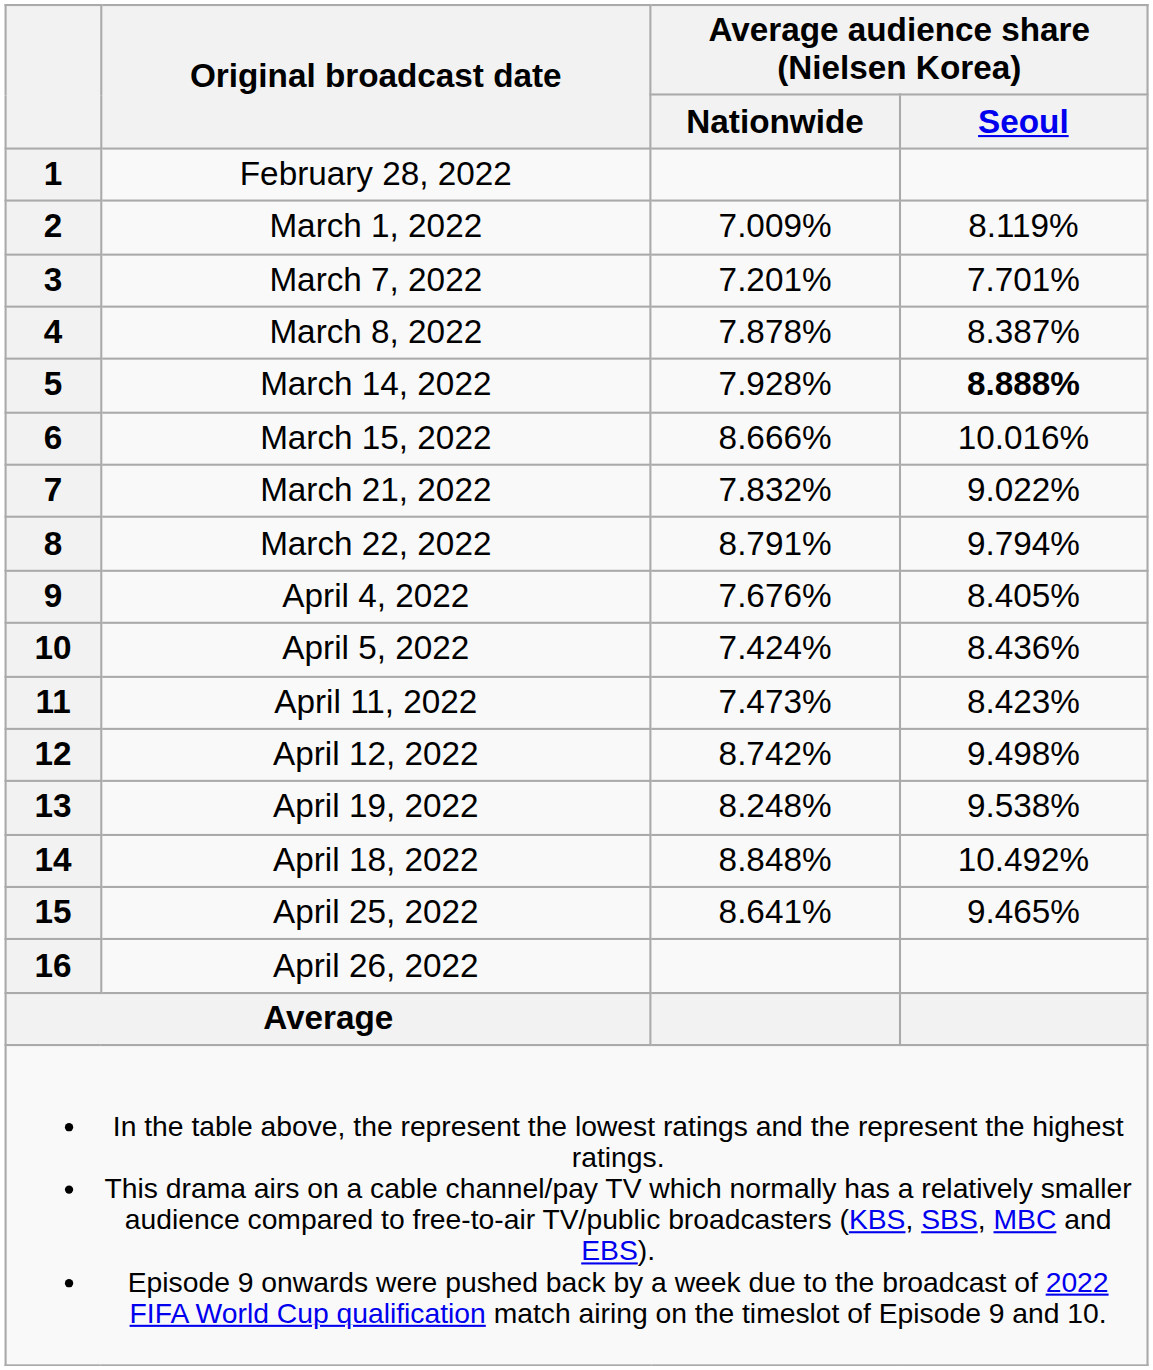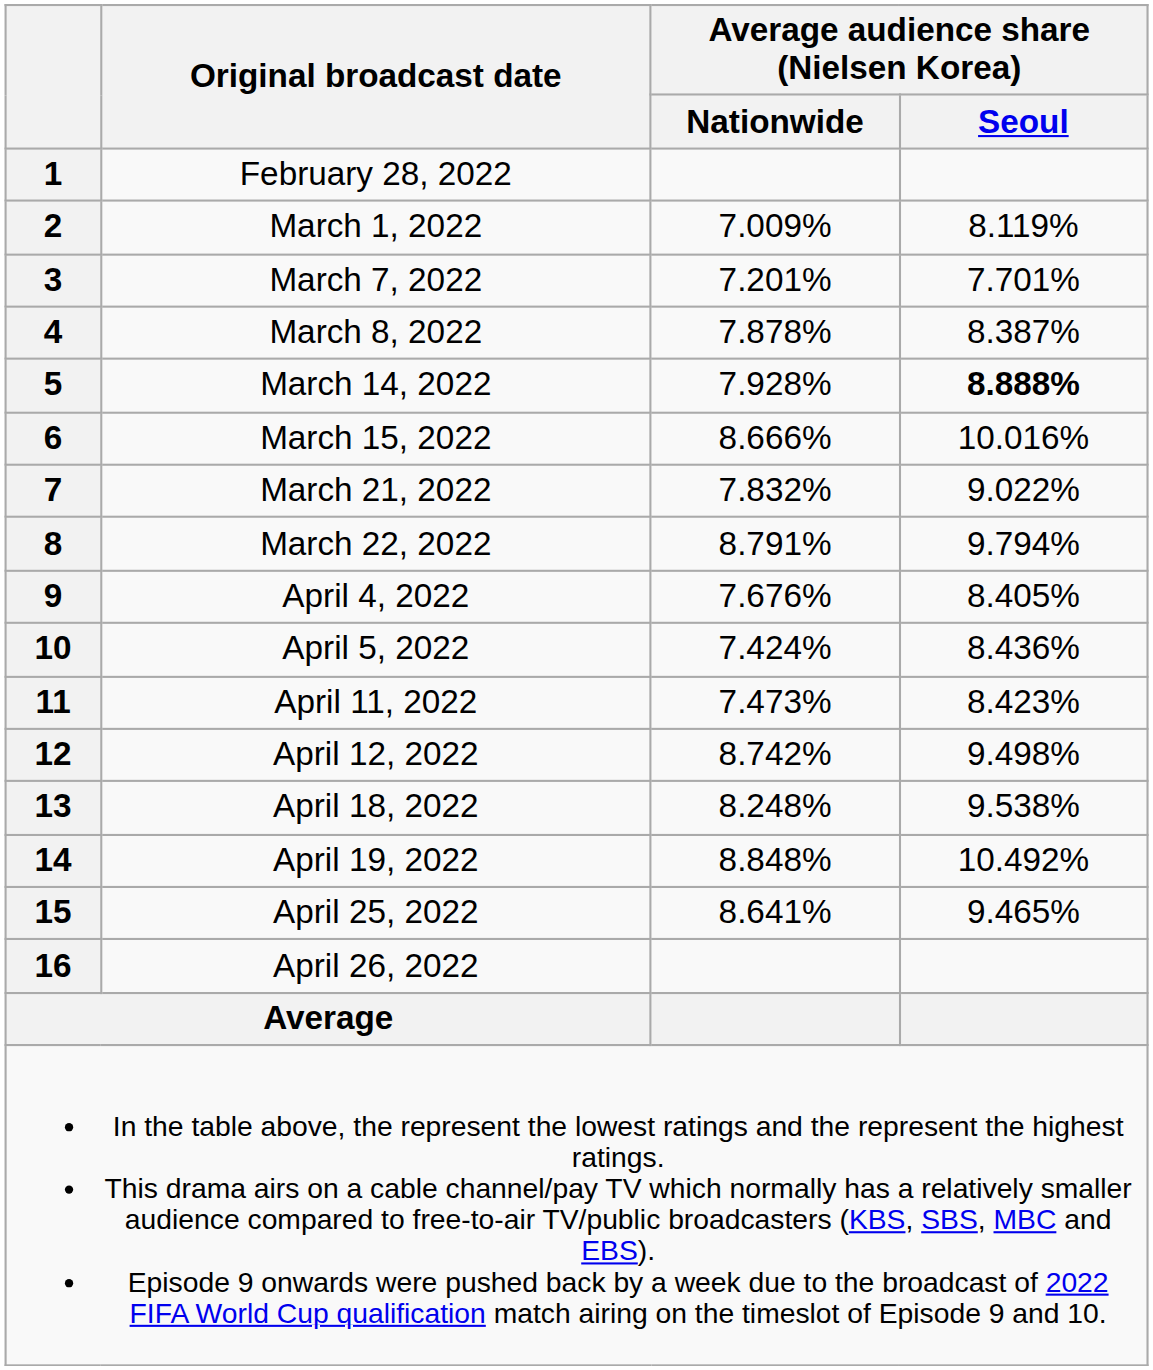(376, 807) April 19, 2022 -> (376, 807) April 18, 2022
(376, 860) April 18, 2022 -> (376, 860) April 19, 2022
